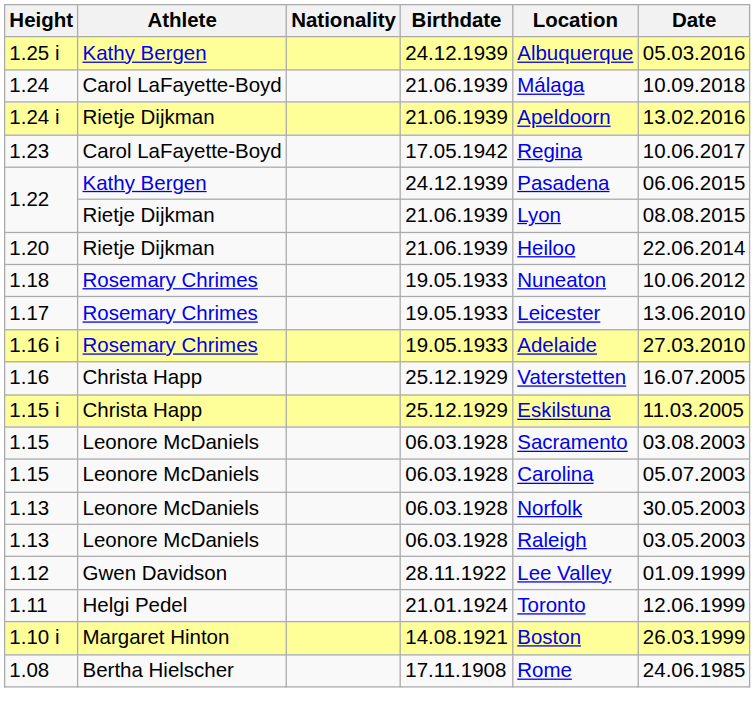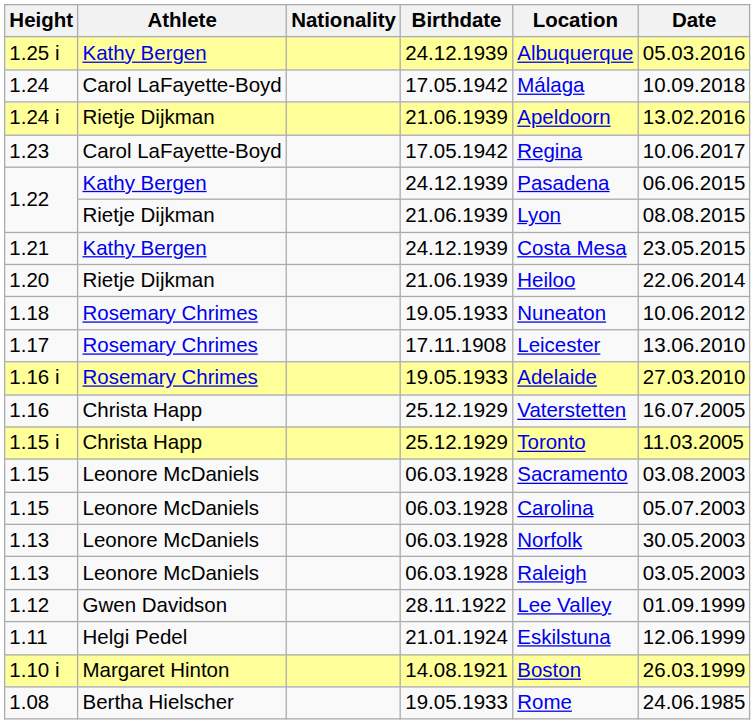(457, 85) 21.06.1939 -> (457, 85) 17.05.1942
+ row: (29, 248)
(457, 313) 19.05.1933 -> (456, 345) 17.11.1908
(564, 410) Eskilstuna -> (551, 442) Toronto
(551, 605) Toronto -> (564, 637) Eskilstuna
(456, 670) 17.11.1908 -> (457, 702) 19.05.1933
